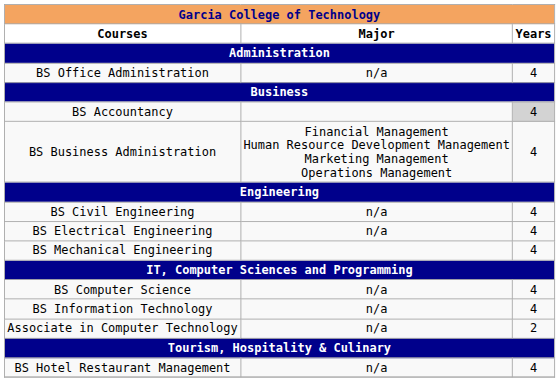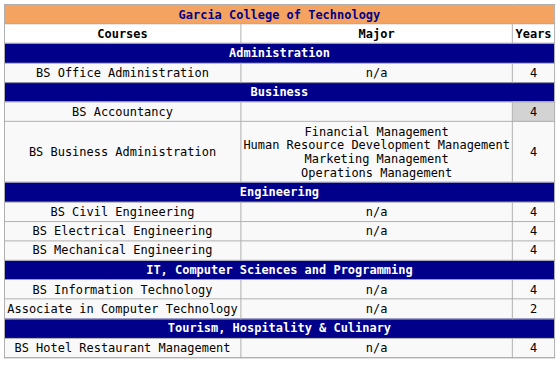- row: (123, 290)
